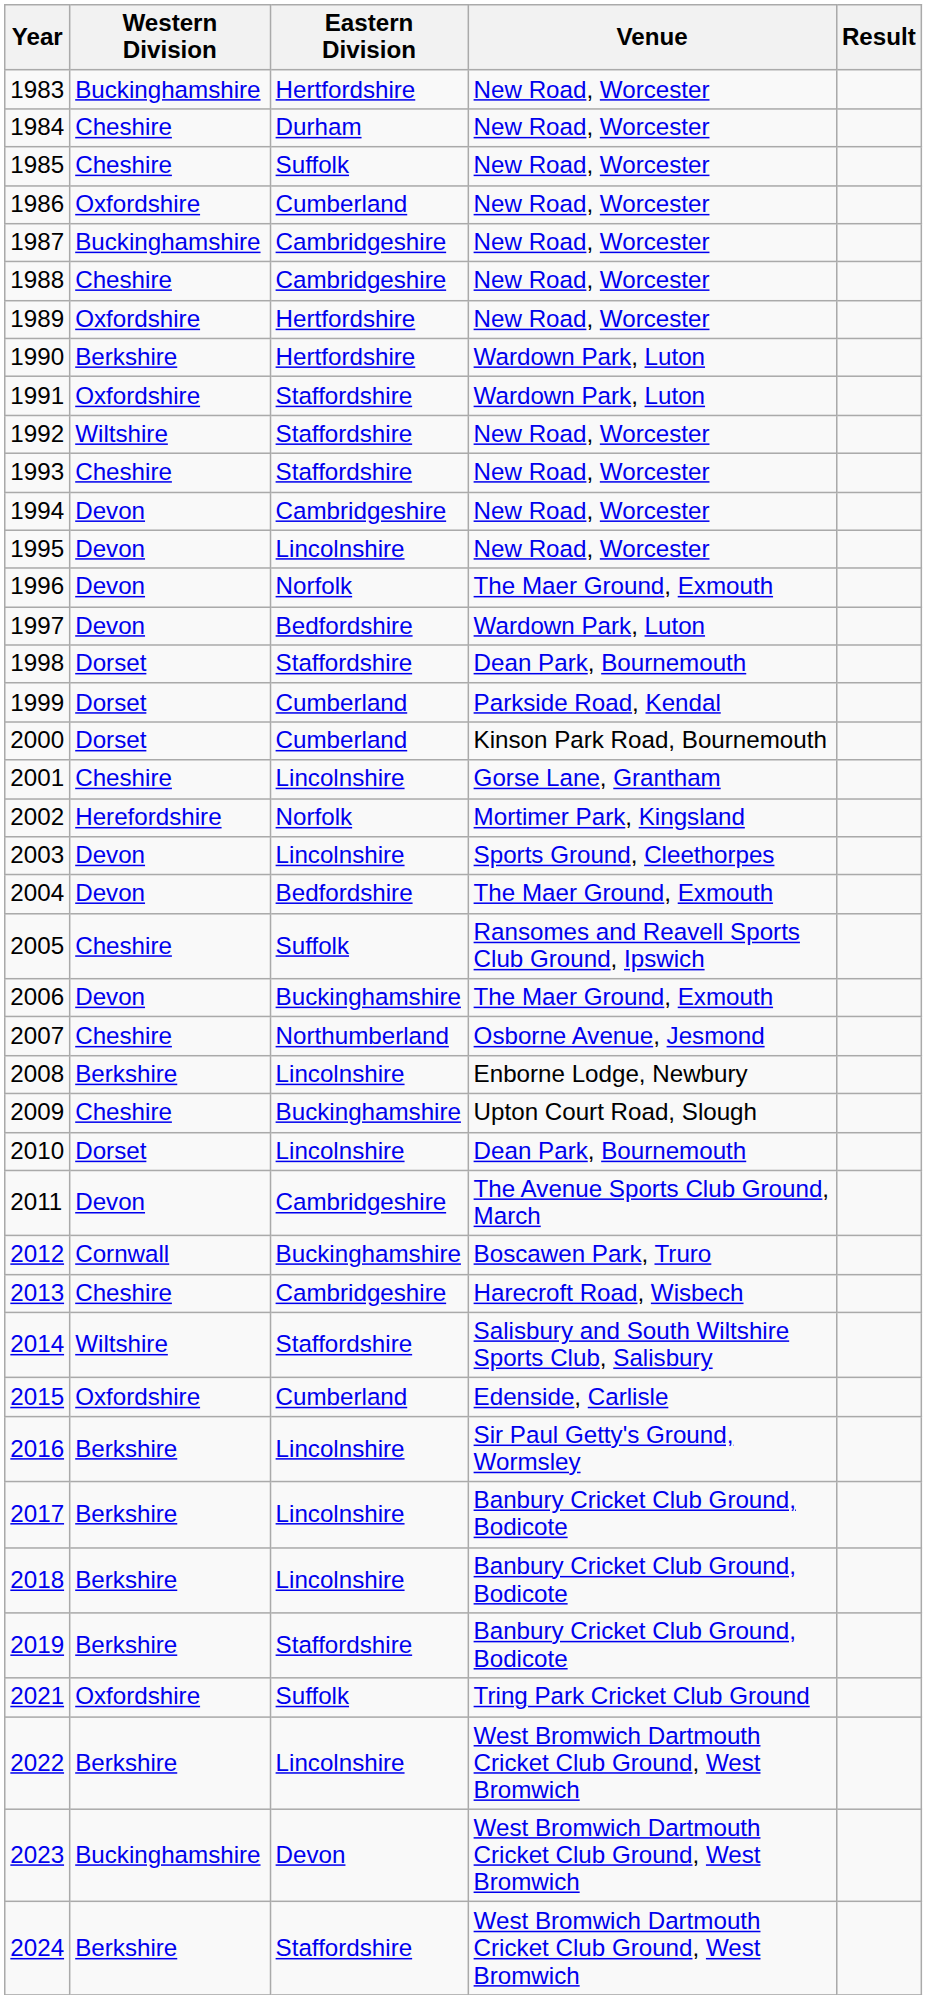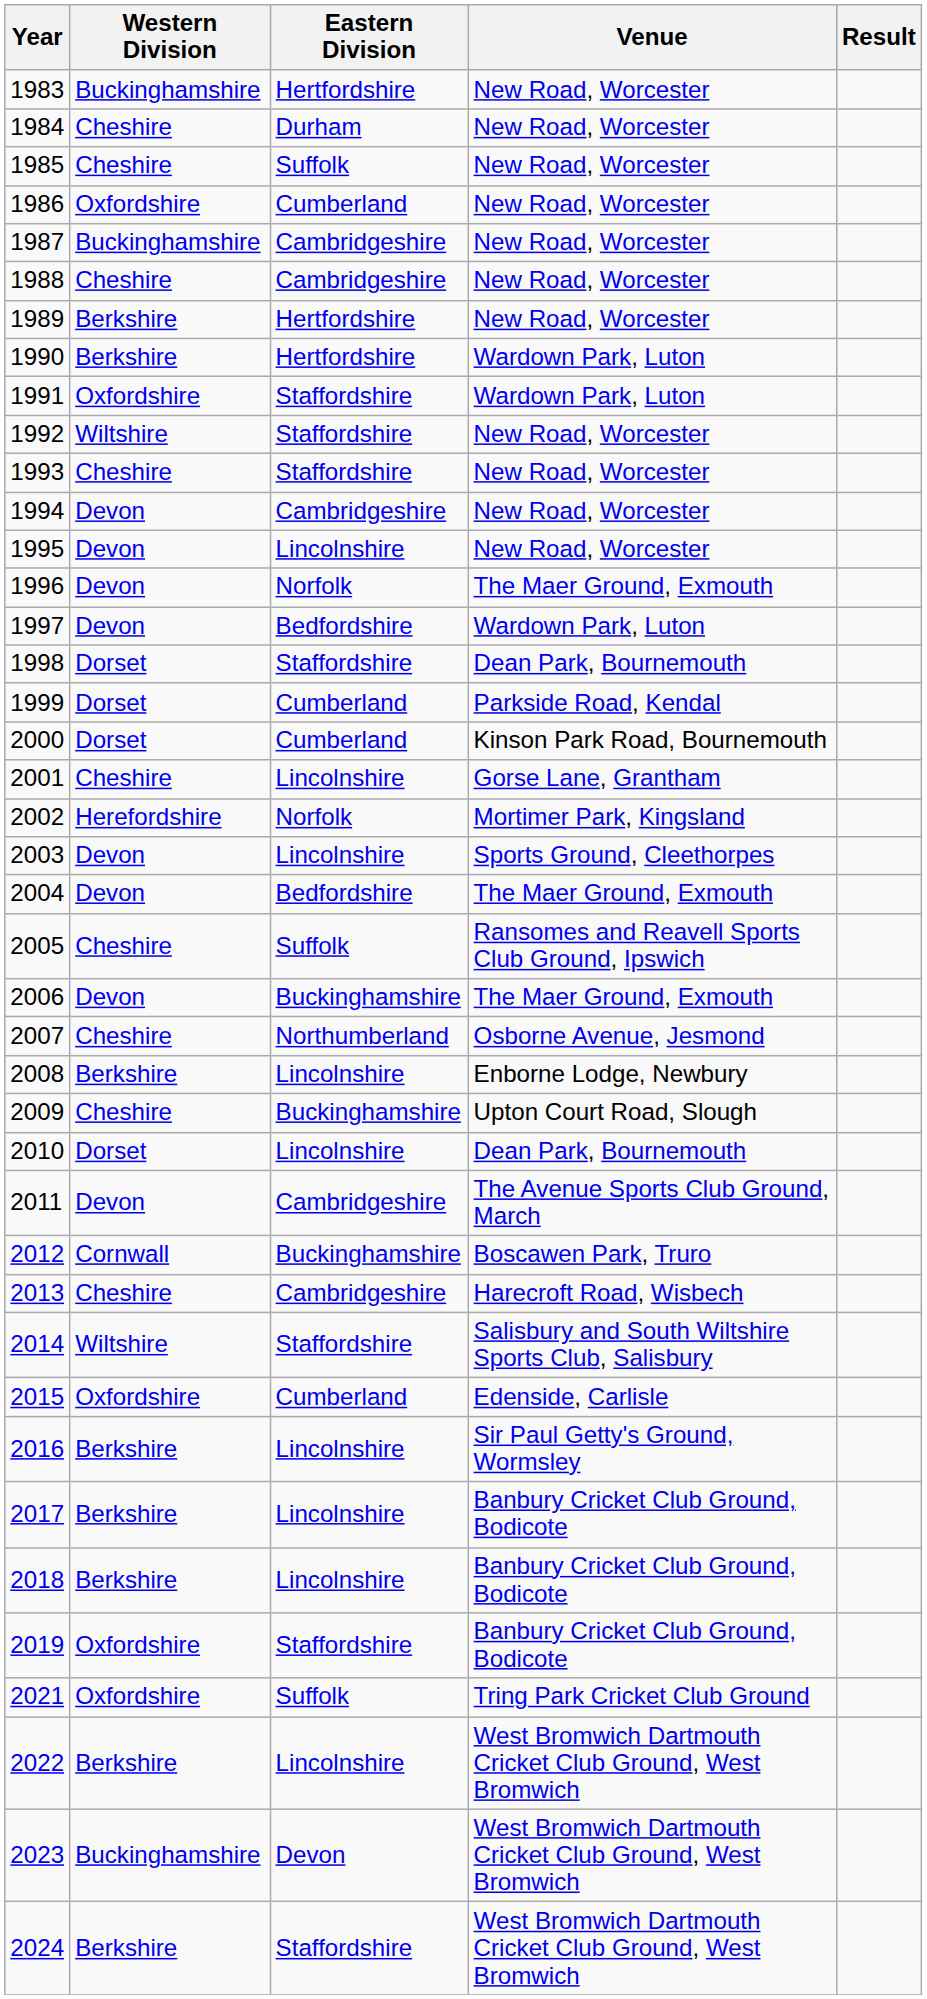(138, 319) Oxfordshire -> (126, 319) Berkshire
(126, 1645) Berkshire -> (138, 1645) Oxfordshire
